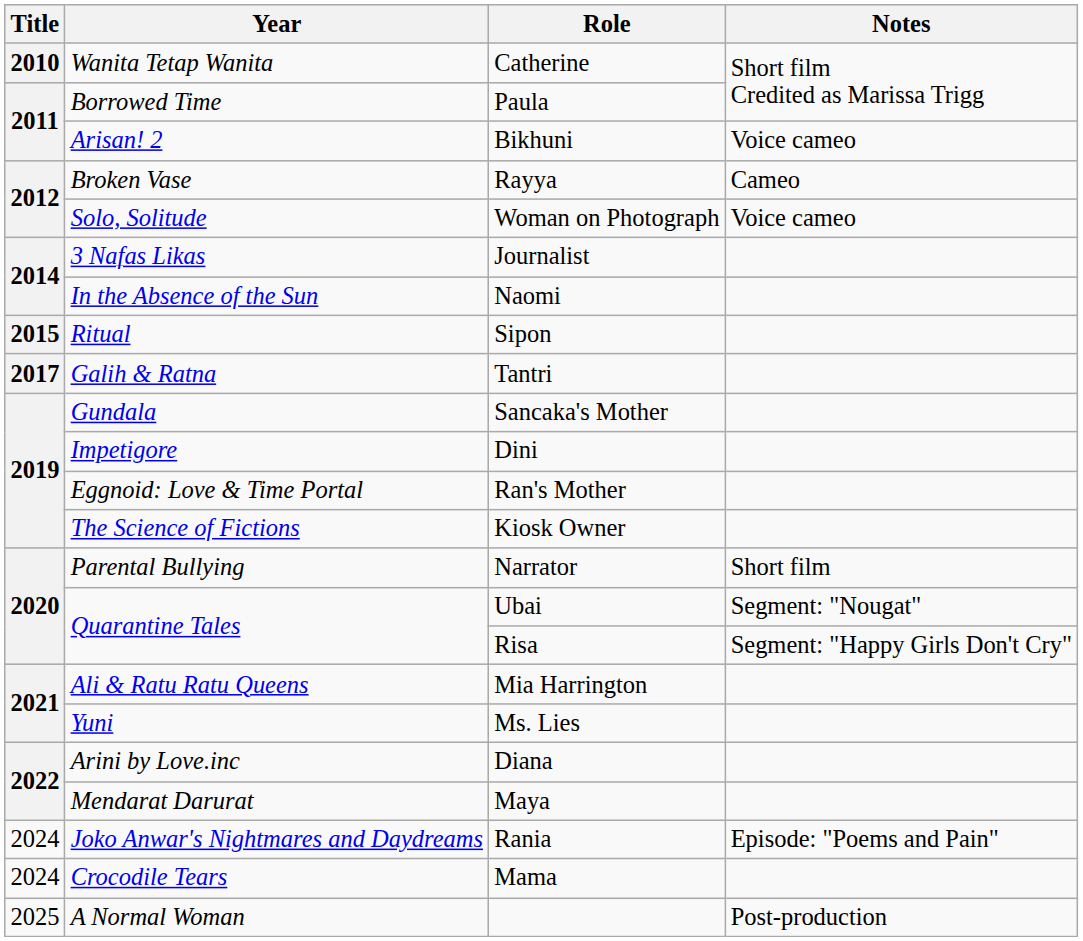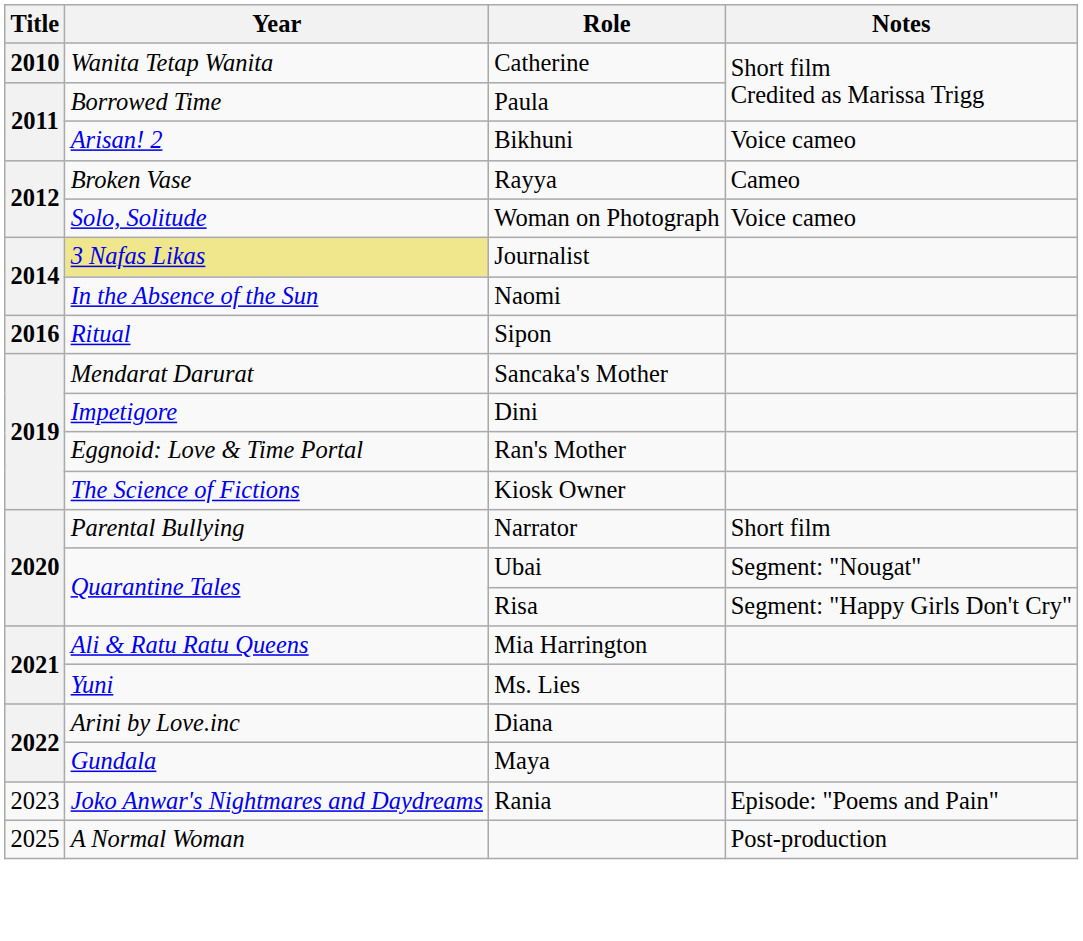(138, 256) no background -> (138, 256) khaki background
(35, 334) 2015 -> (35, 334) 2016
- row: (523, 373)
(113, 412) Gundala -> (162, 373) Mendarat Darurat
(162, 800) Mendarat Darurat -> (113, 761) Gundala
(35, 839) 2024 -> (35, 800) 2023
- row: (526, 878)
